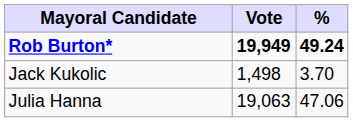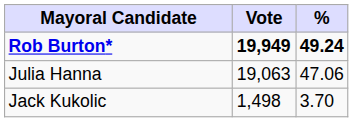rows swapped: (55, 102) <-> (58, 74)
